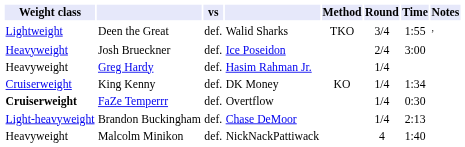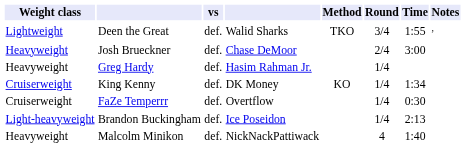(256, 49) Ice Poseidon -> (261, 49) Chase DeMoor
(41, 101) bold -> (39, 101) normal
(261, 118) Chase DeMoor -> (256, 118) Ice Poseidon
